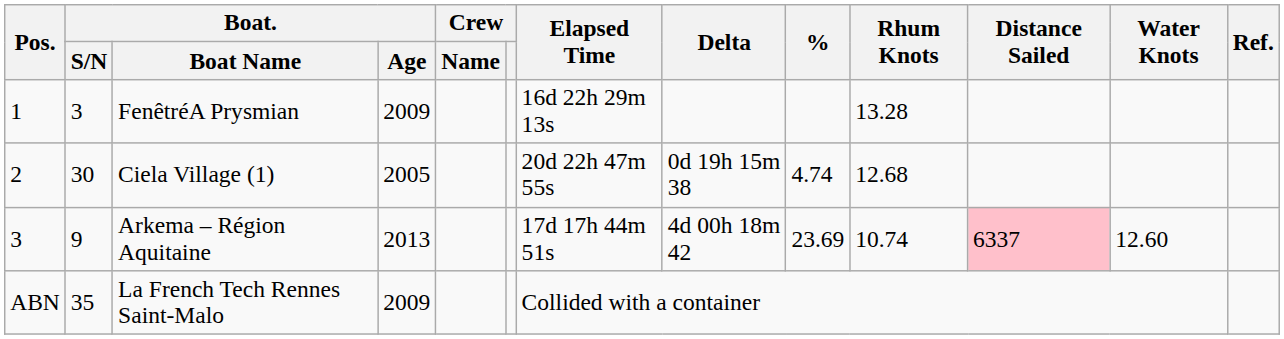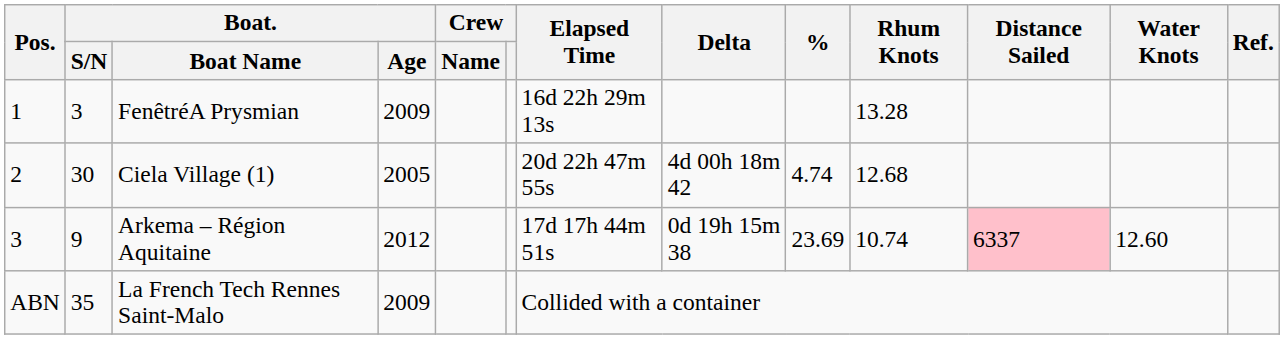(724, 174) 0d 19h 15m 38 -> (724, 174) 4d 00h 18m 42
(407, 238) 2013 -> (407, 238) 2012
(724, 238) 4d 00h 18m 42 -> (724, 238) 0d 19h 15m 38
